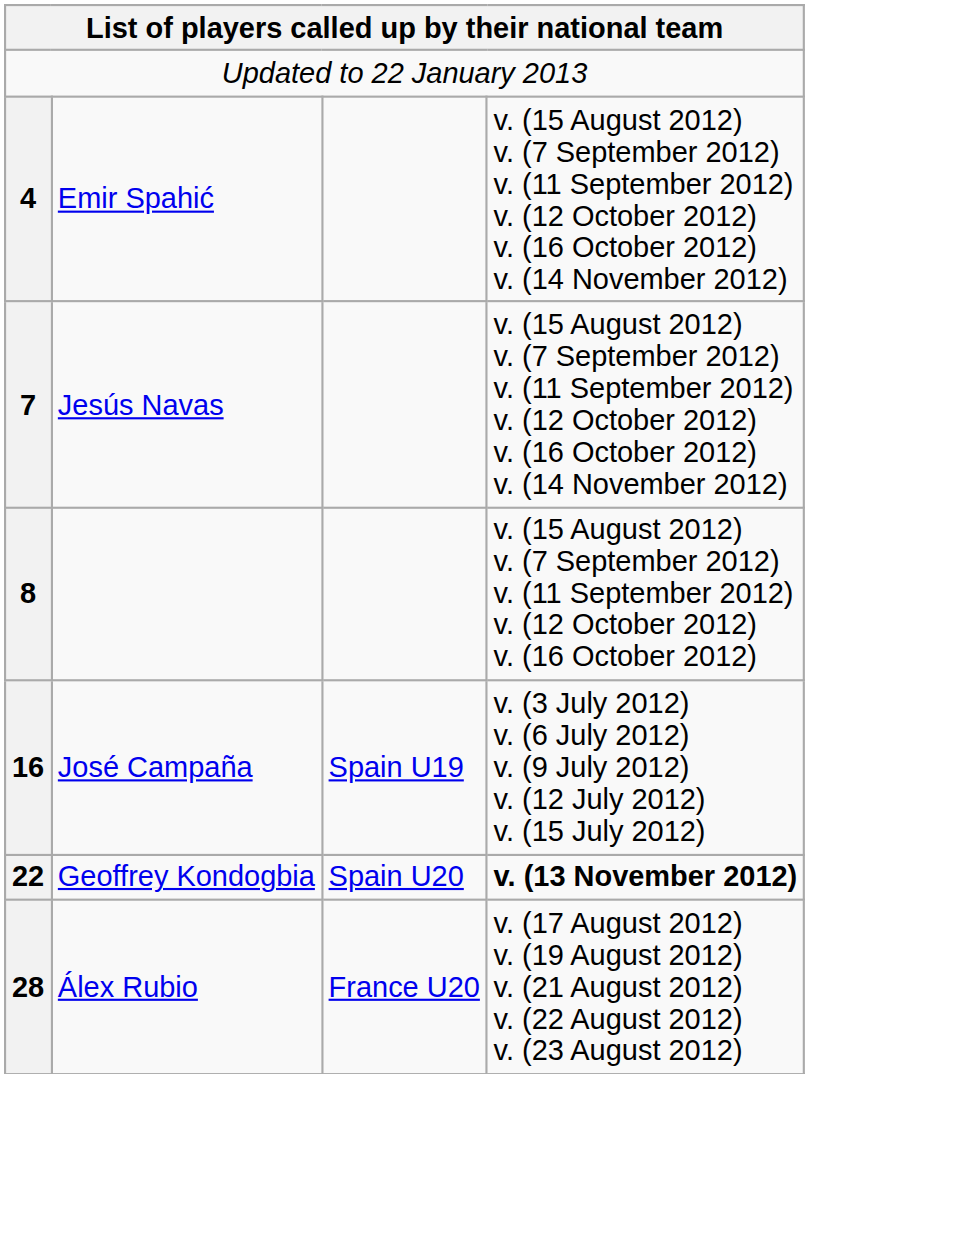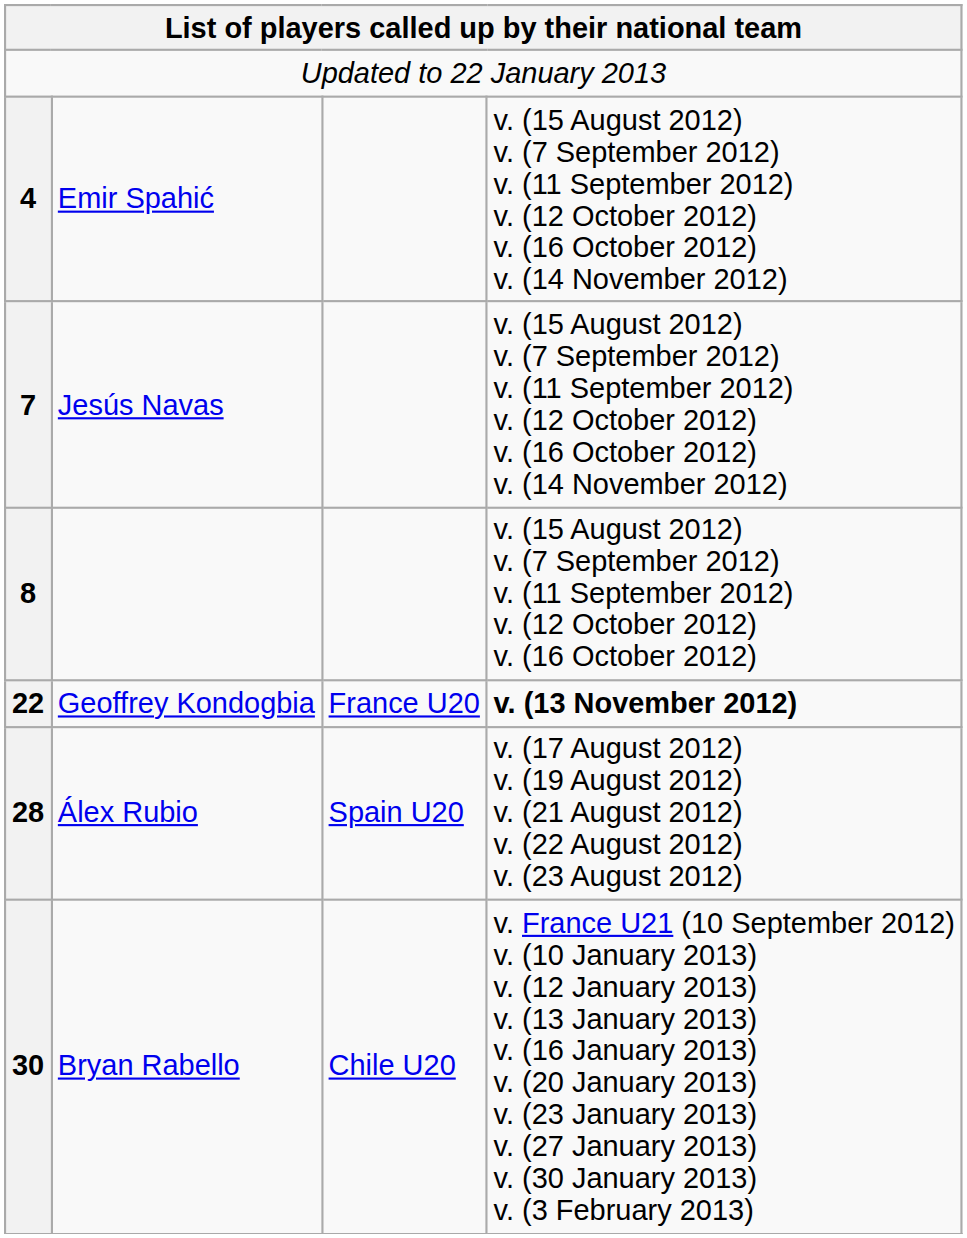- row: (28, 767)
(396, 877) Spain U20 -> (404, 703) France U20
(404, 986) France U20 -> (396, 813) Spain U20
+ row: (28, 1066)
